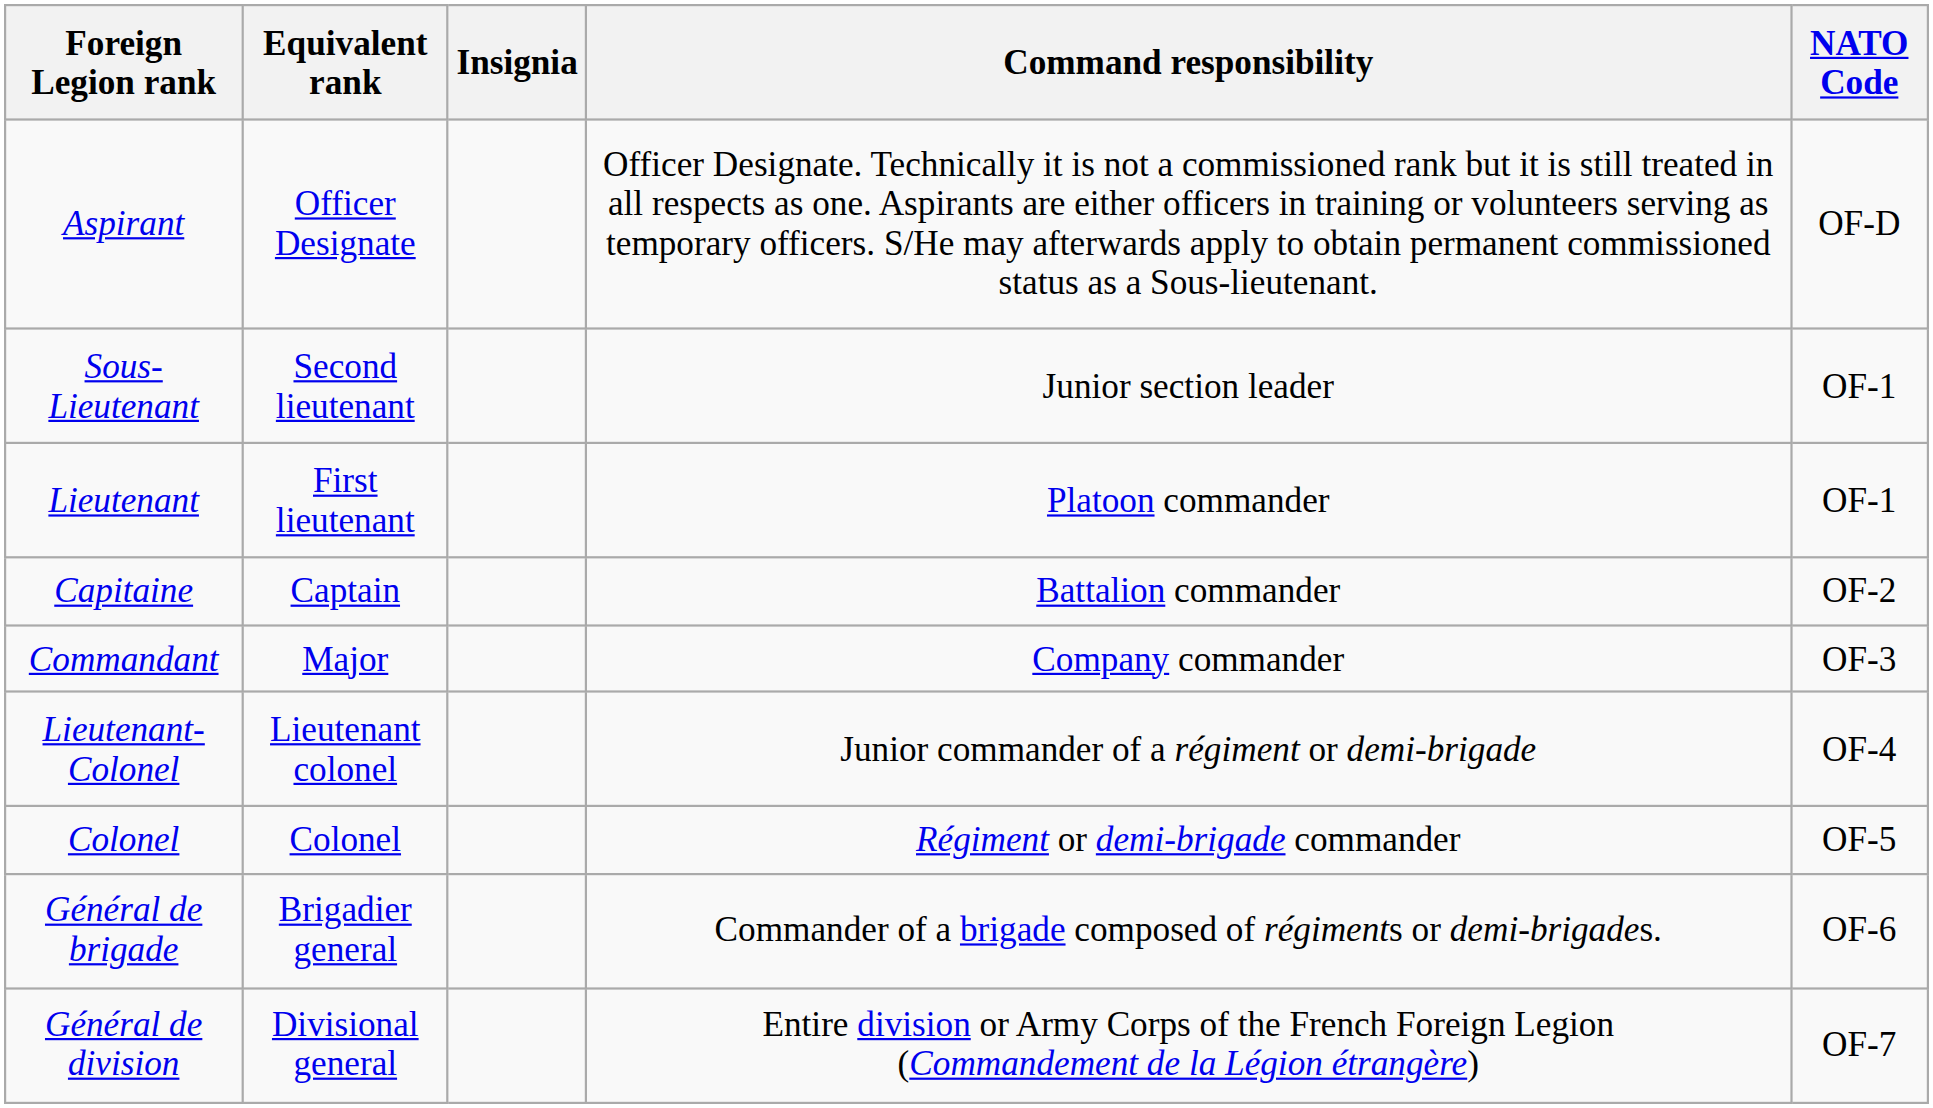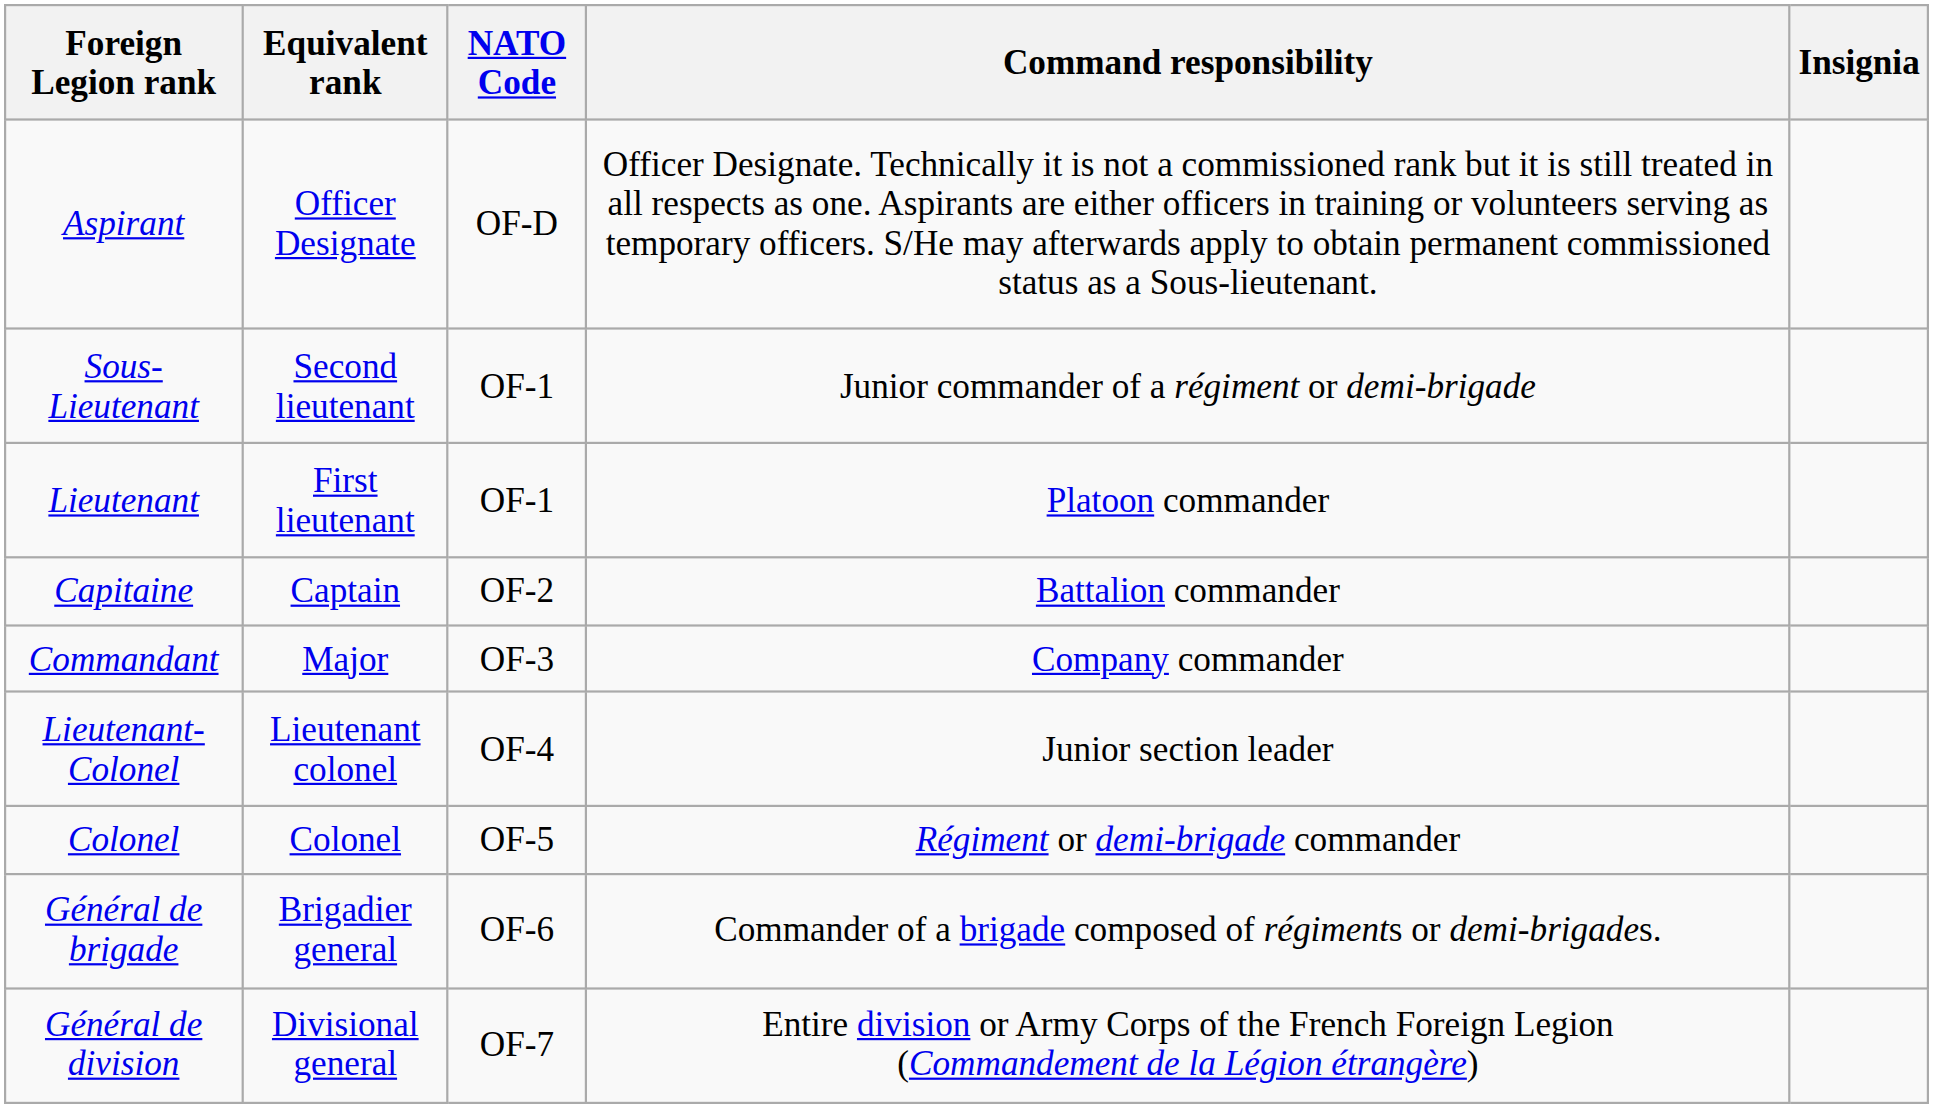columns swapped: (1859, 61) <-> (517, 61)
(1188, 385) Junior section leader -> (1188, 385) Junior commander of a régiment or demi-brigade
(1188, 748) Junior commander of a régiment or demi-brigade -> (1188, 748) Junior section leader
